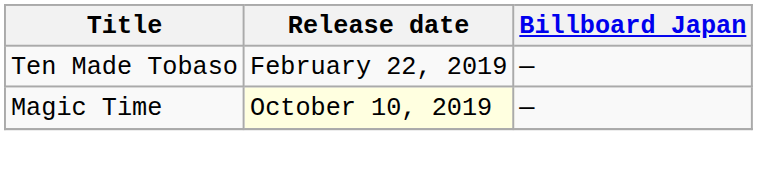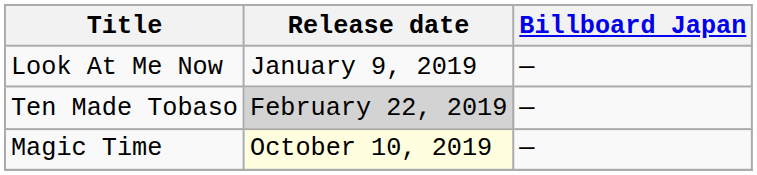+ row: (117, 67)
(379, 67) no background -> (379, 108) lightgrey background
